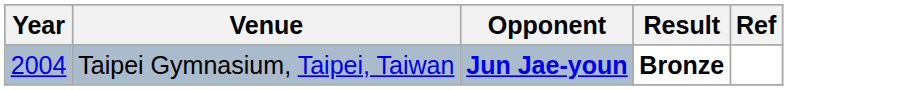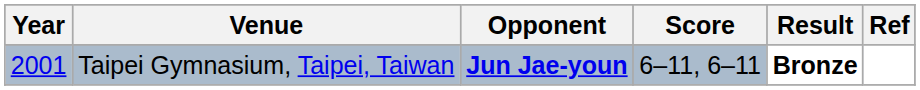+ column: (700, 25)
(39, 65) 2004 -> (39, 65) 2001
